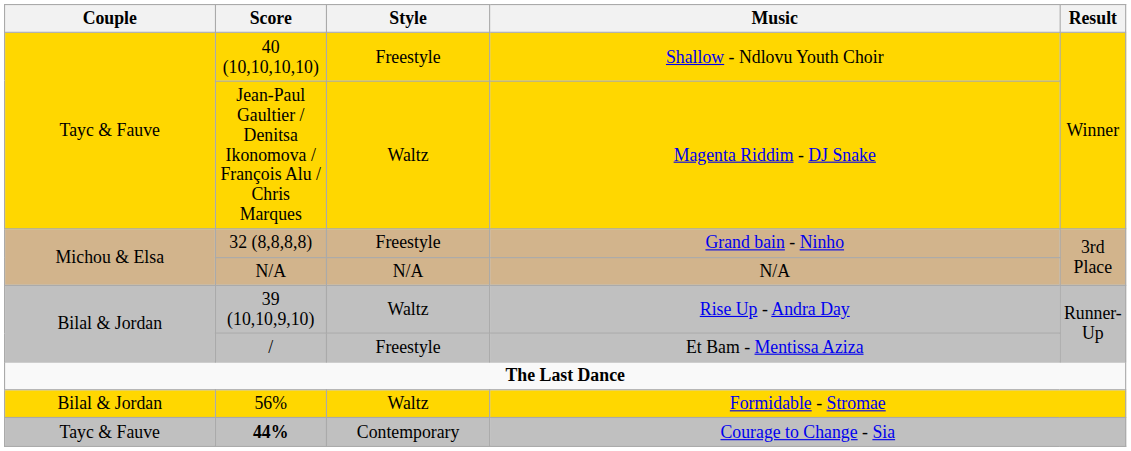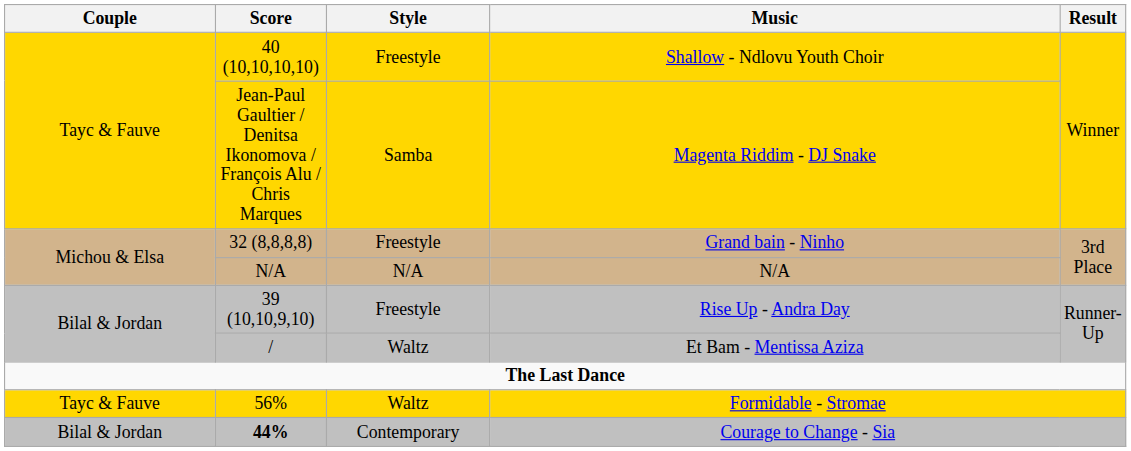(408, 154) Waltz -> (408, 154) Samba
(408, 309) Waltz -> (408, 309) Freestyle
(408, 347) Freestyle -> (408, 347) Waltz
(110, 403) Bilal & Jordan -> (110, 403) Tayc & Fauve
(110, 431) Tayc & Fauve -> (110, 431) Bilal & Jordan
